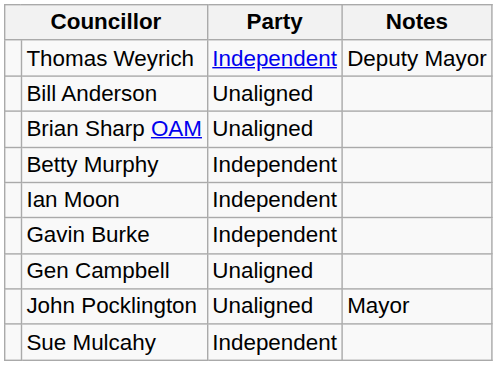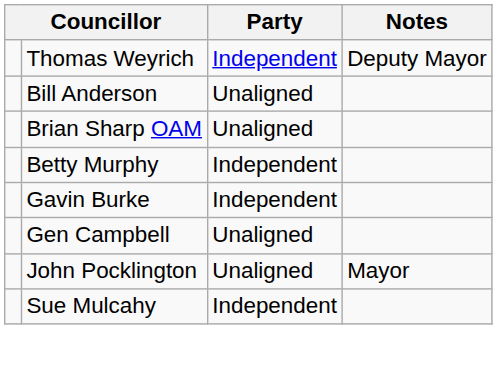- row: (73, 199)
